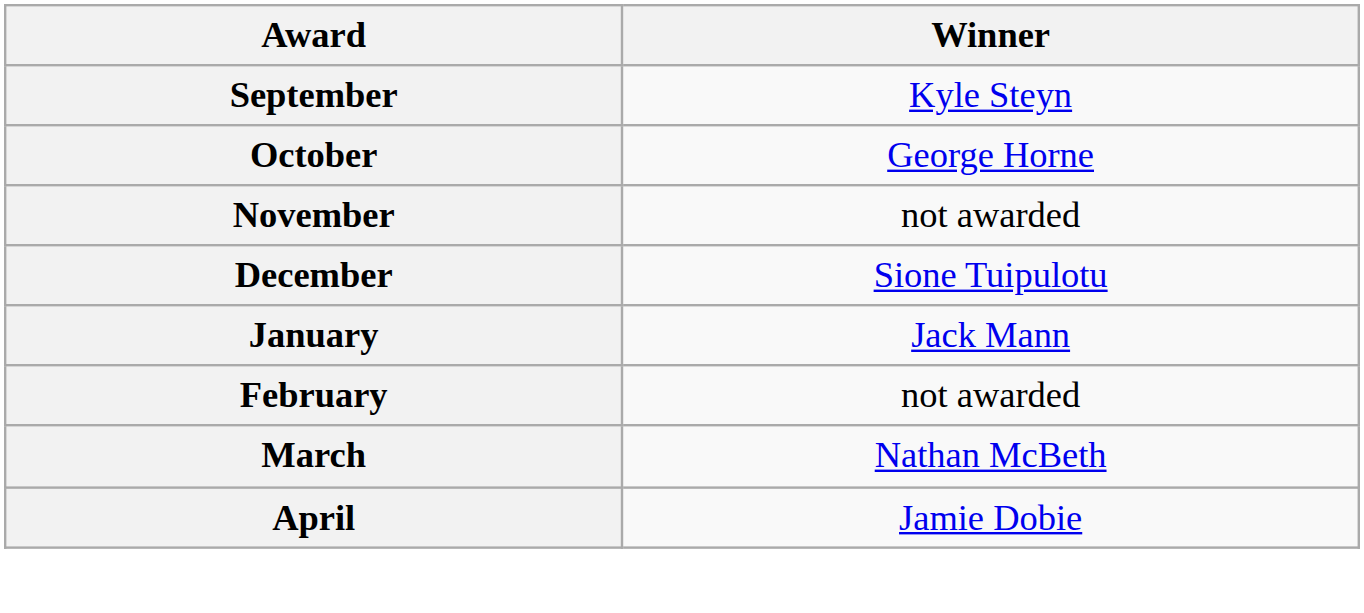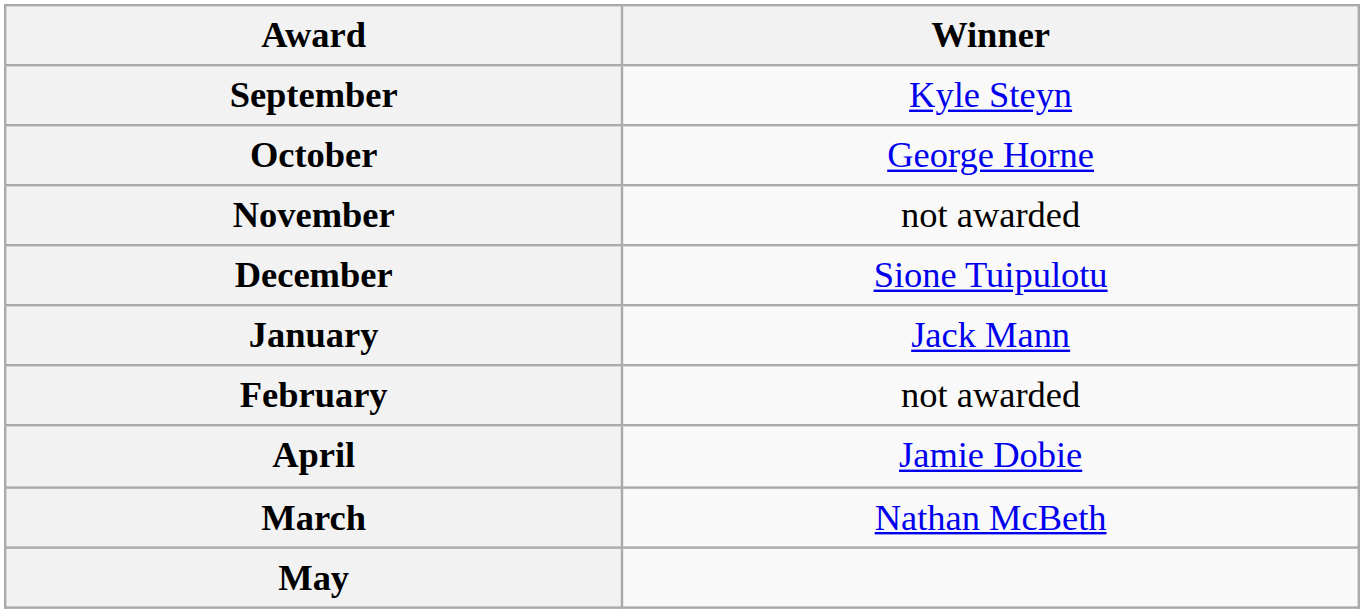rows swapped: (314, 455) <-> (314, 515)
+ row: (314, 576)
